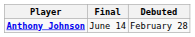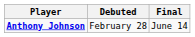columns swapped: (159, 11) <-> (108, 11)
